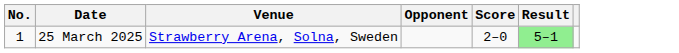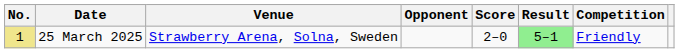+ column: (621, 15)
(20, 37) no background -> (20, 37) khaki background
